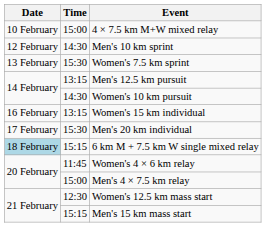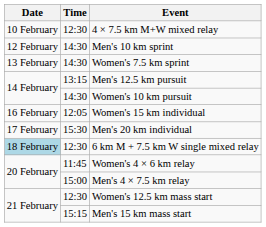(75, 29) 15:00 -> (75, 29) 12:30
(75, 63) 15:30 -> (75, 63) 14:30
(75, 113) 13:15 -> (75, 113) 12:05
(75, 146) 15:15 -> (75, 146) 12:30
